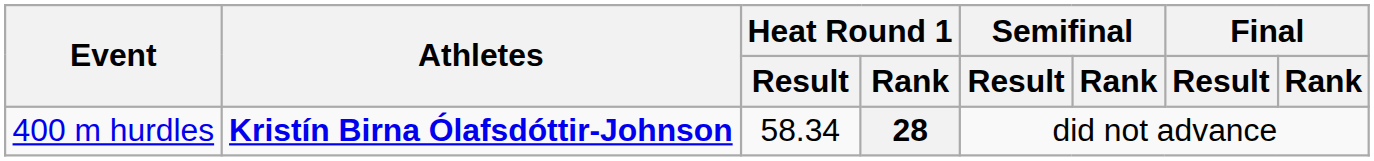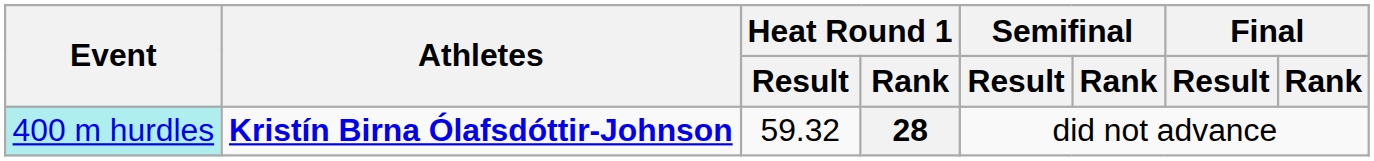(113, 131) no background -> (113, 131) paleturquoise background
(800, 131) 58.34 -> (800, 131) 59.32
